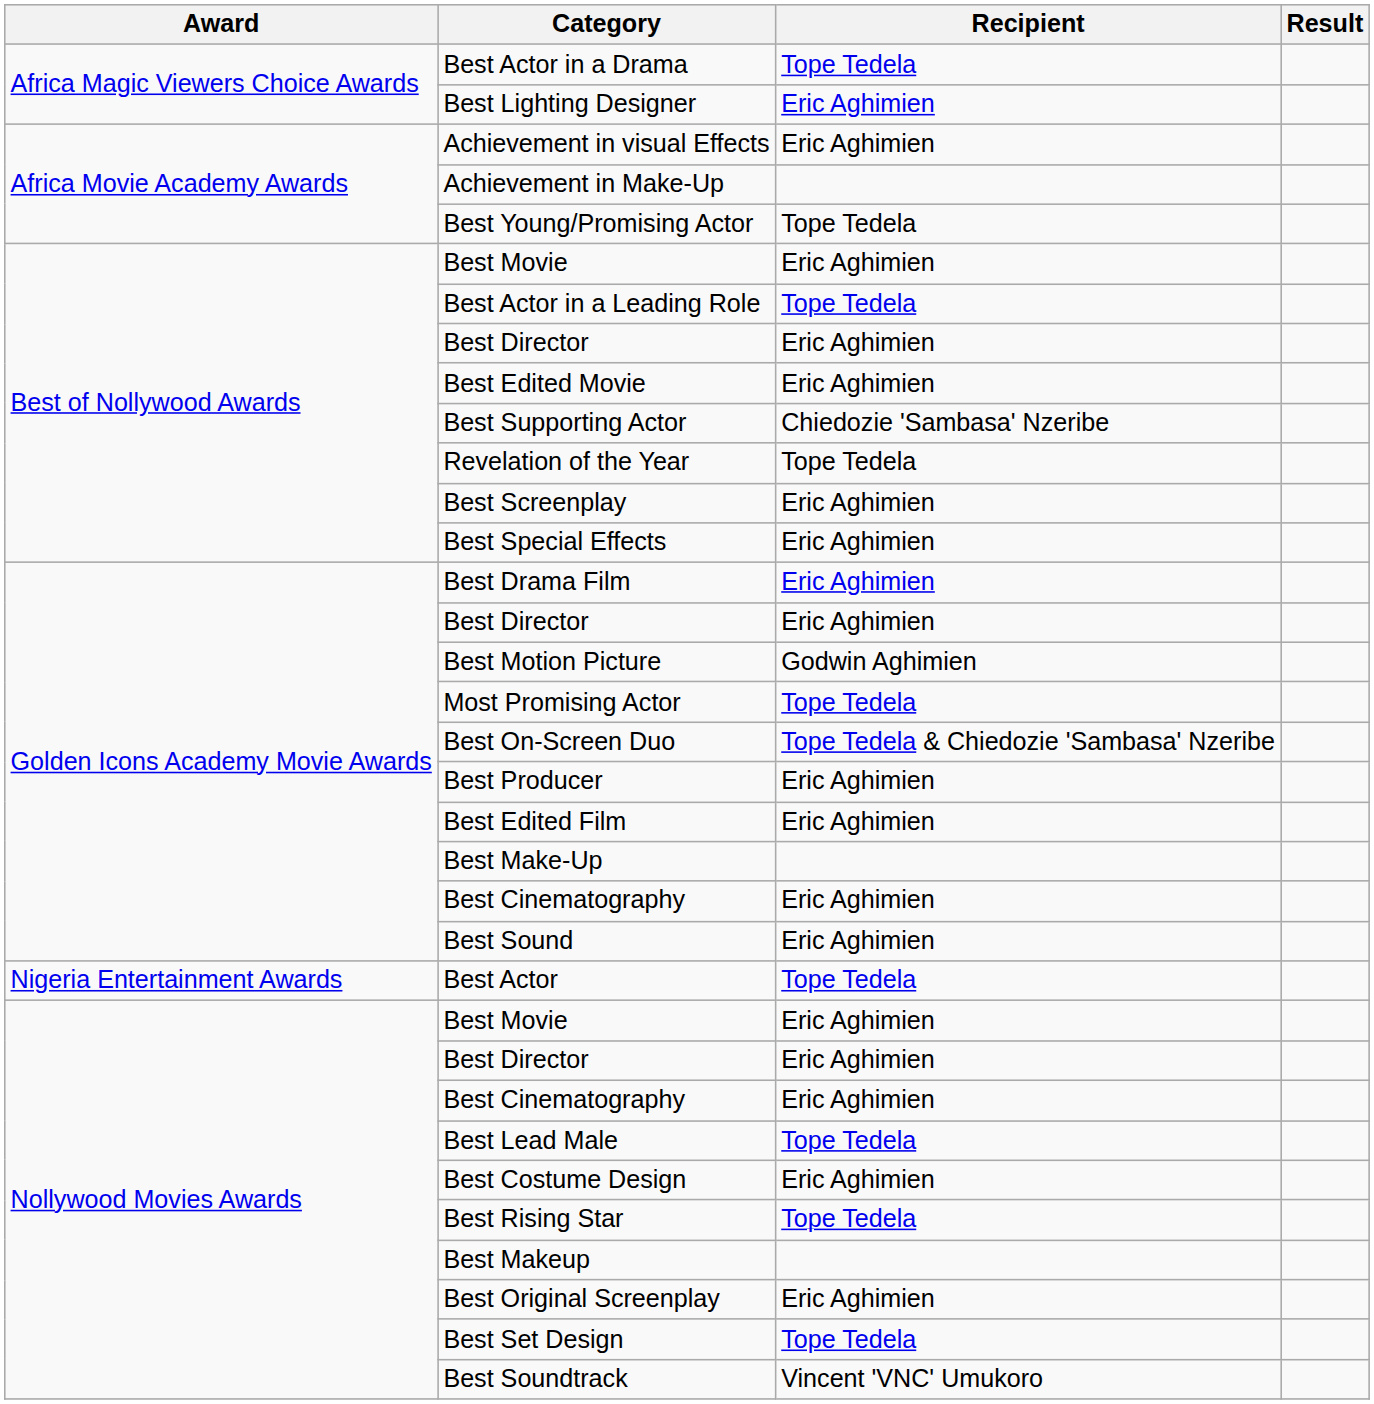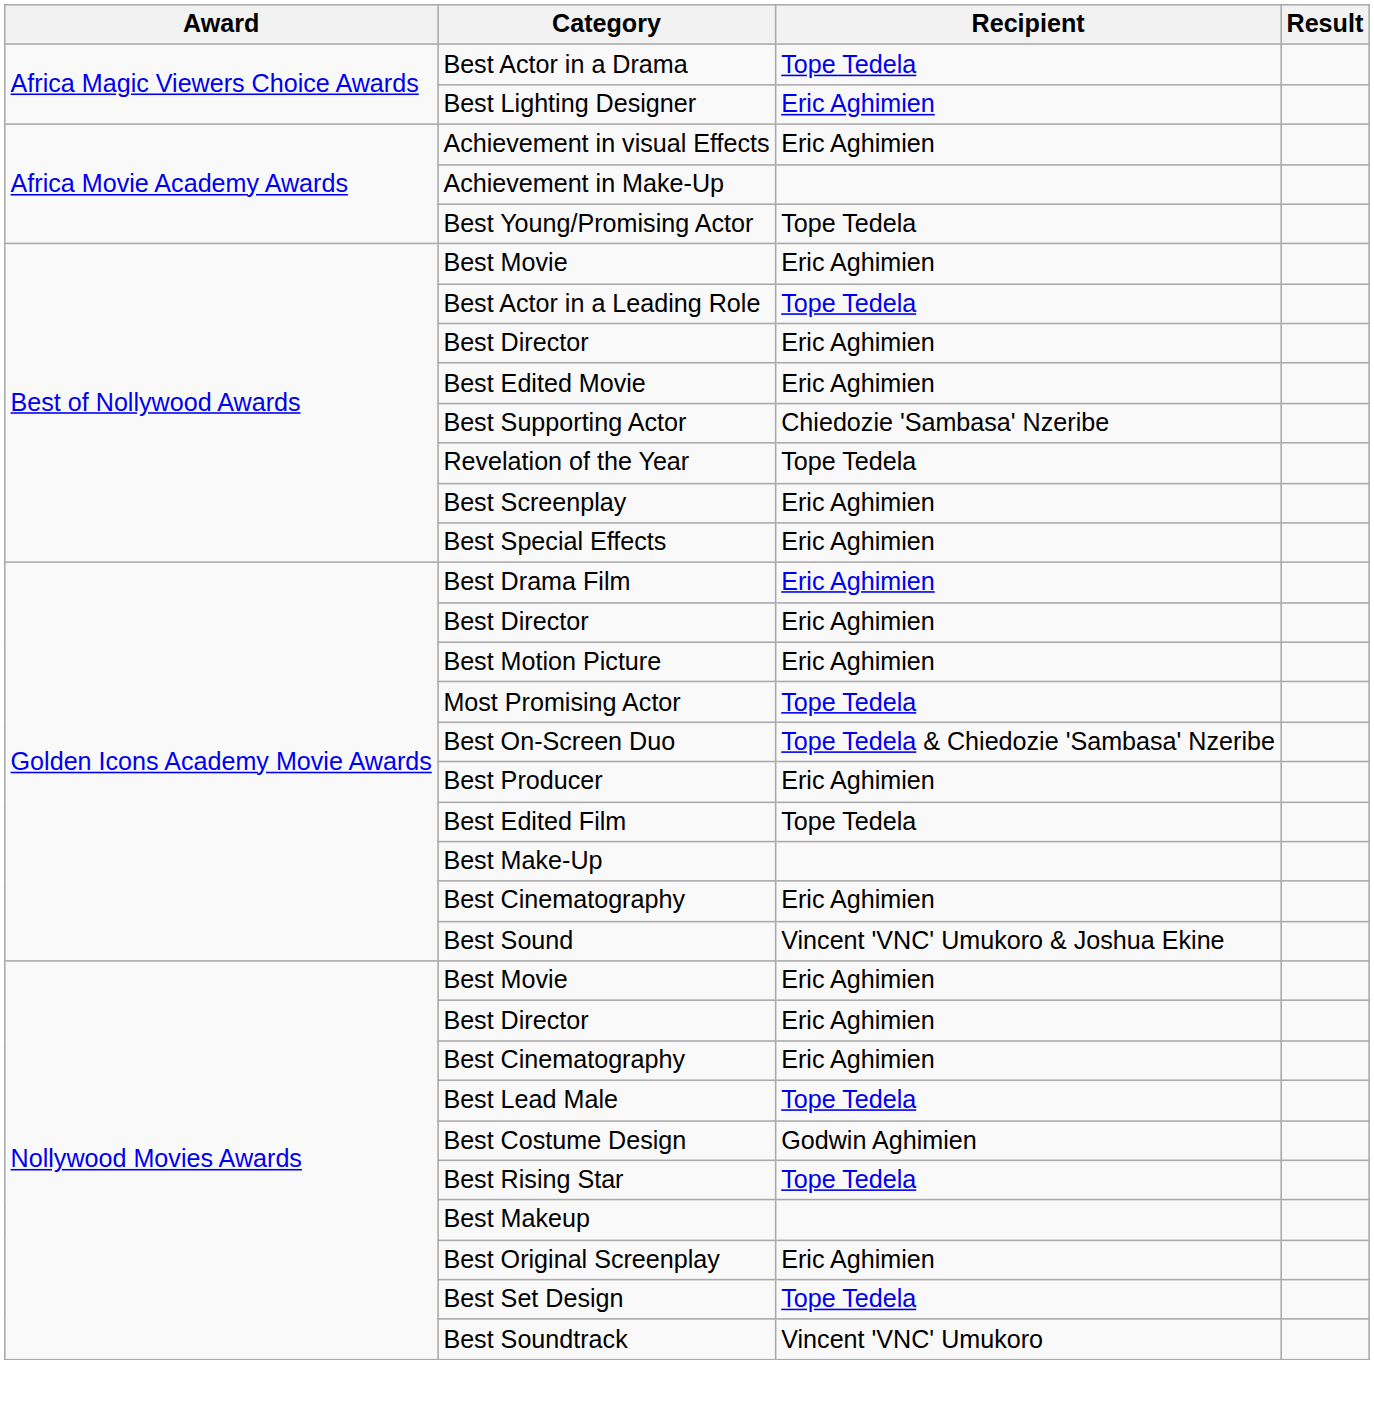(879, 661) Godwin Aghimien -> (858, 661) Eric Aghimien
(858, 821) Eric Aghimien -> (849, 821) Tope Tedela
(858, 940) Eric Aghimien -> (1003, 940) Vincent 'VNC' Umukoro & Joshua Ekine
- row: (177, 980)
(858, 1179) Eric Aghimien -> (879, 1139) Godwin Aghimien
